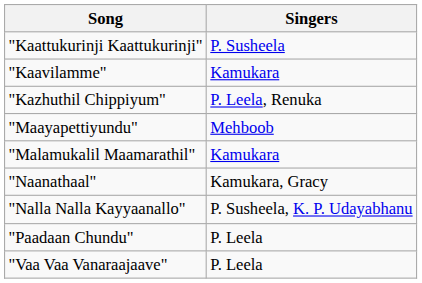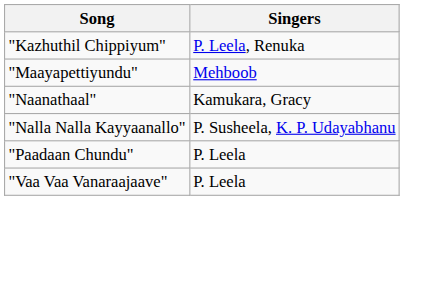- row: (105, 45)
- row: (57, 72)
- row: (102, 154)
